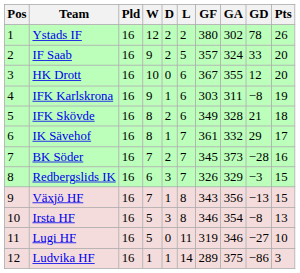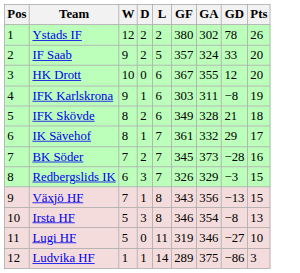- column: (131, 14)
